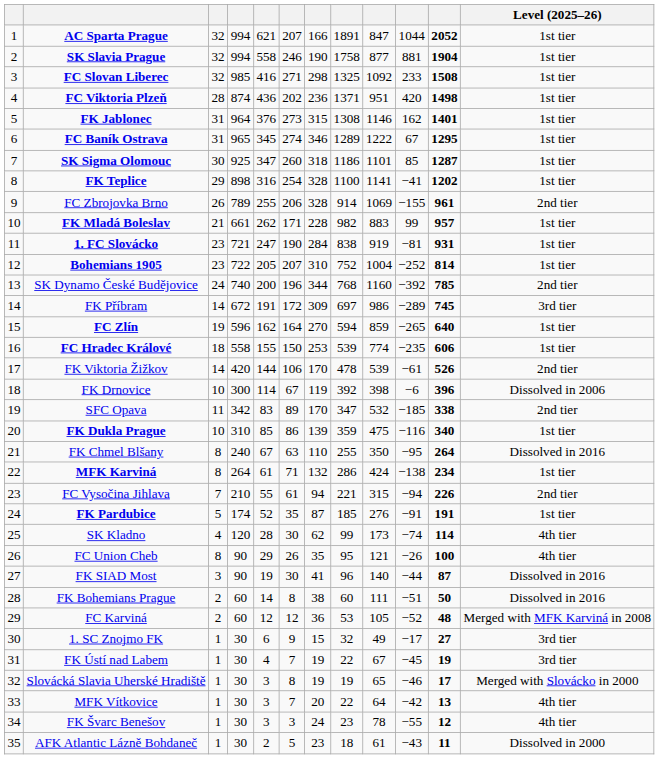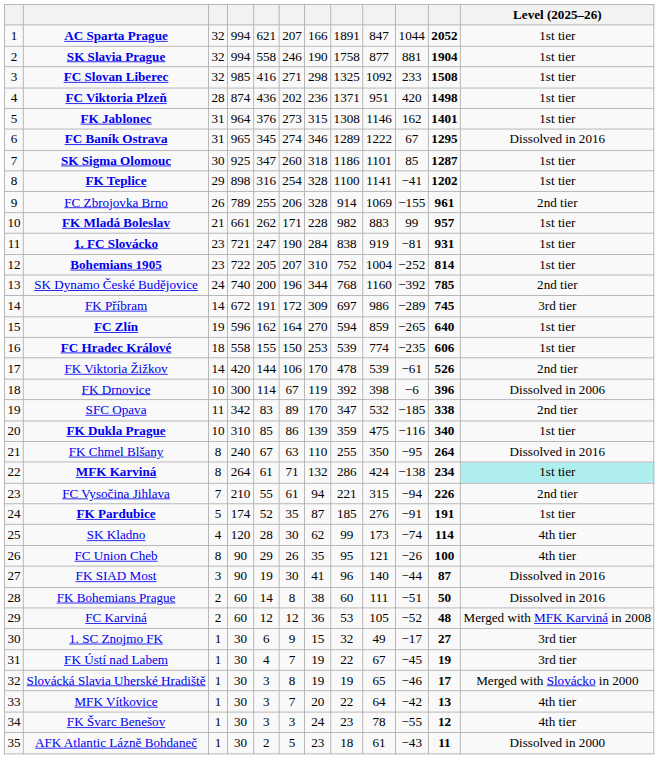(557, 139) 1st tier -> (557, 139) Dissolved in 2016
(557, 472) no background -> (557, 472) paleturquoise background
